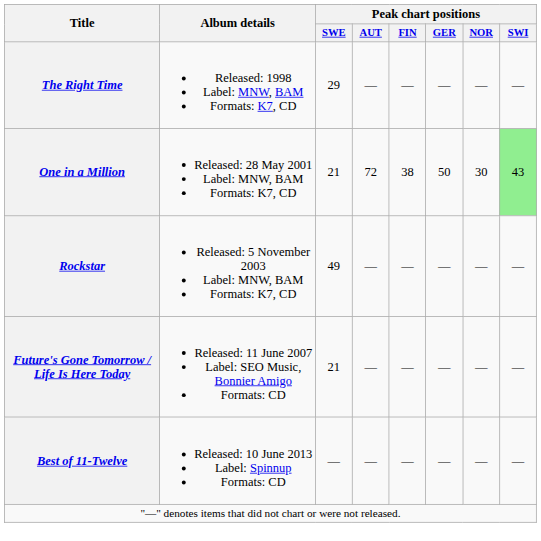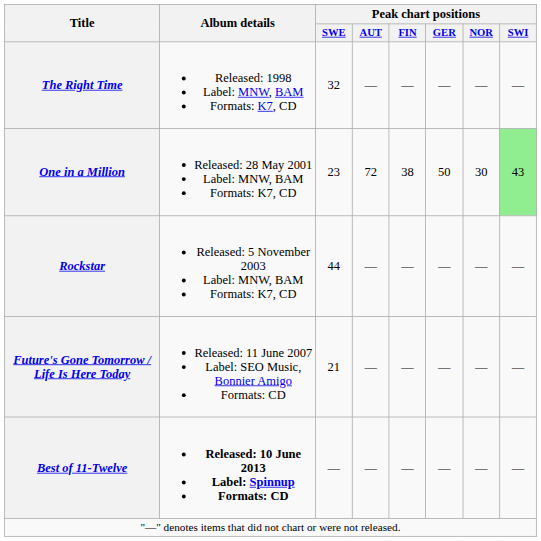(334, 85) 29 -> (334, 85) 32
(334, 172) 21 -> (334, 172) 23
(334, 265) 49 -> (334, 265) 44
(238, 468) normal -> (238, 475) bold
